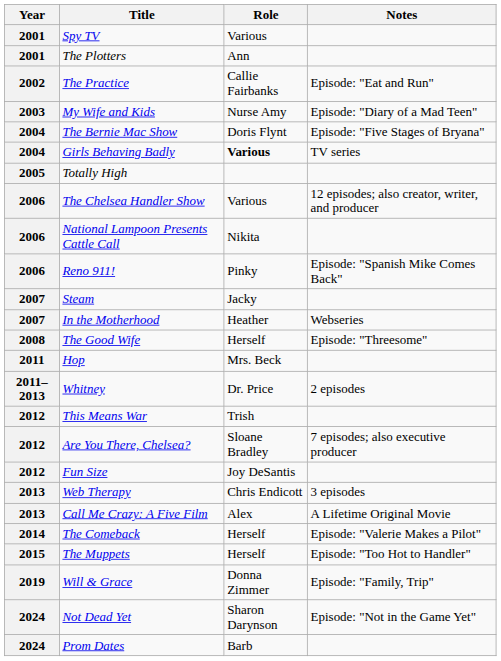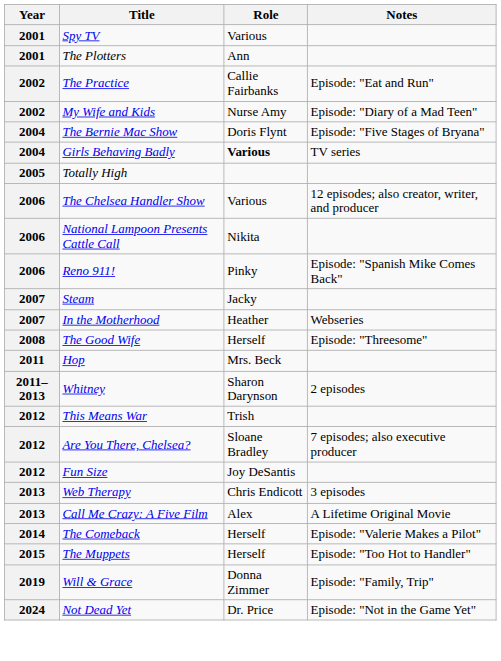(32, 111) 2003 -> (32, 111) 2002
(250, 388) Dr. Price -> (252, 388) Sharon Darynson
(252, 617) Sharon Darynson -> (250, 610) Dr. Price
- row: (93, 645)
